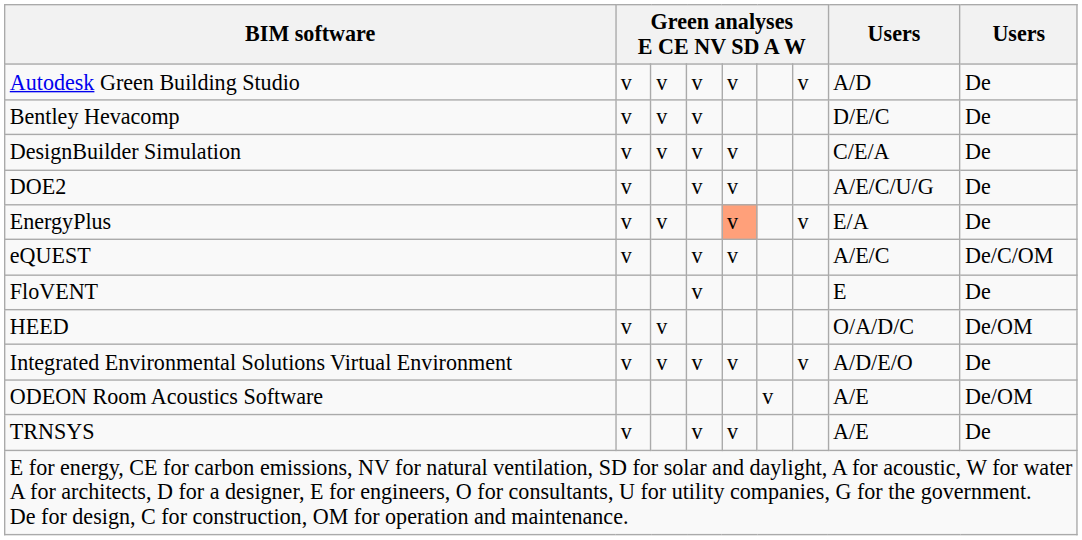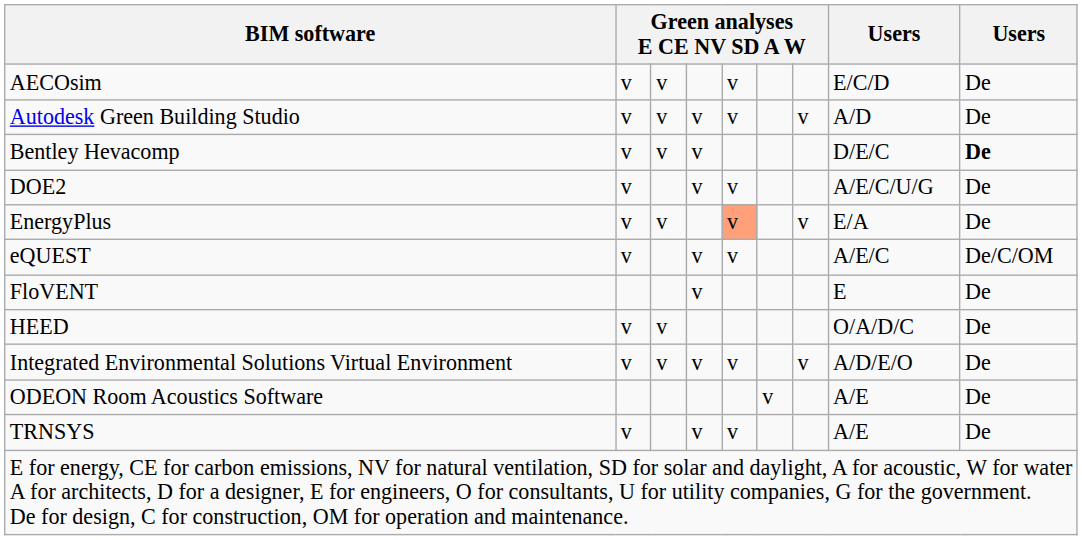+ row: (56, 81)
(978, 116) normal -> (978, 151) bold
- row: (125, 151)
(999, 326) De/OM -> (978, 326) De
(999, 397) De/OM -> (978, 397) De
